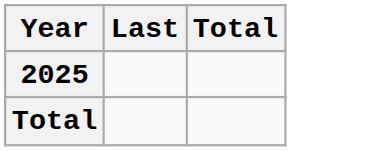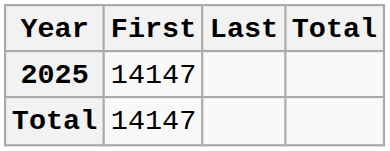+ column: (154, 28)
